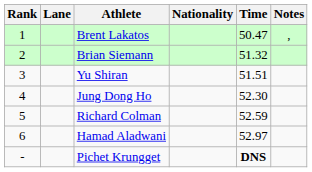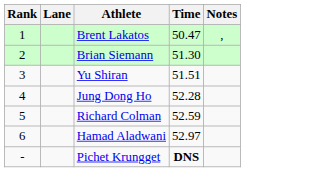- column: (202, 14)
(253, 55) 51.32 -> (186, 55) 51.30
(253, 95) 52.30 -> (186, 95) 52.28
